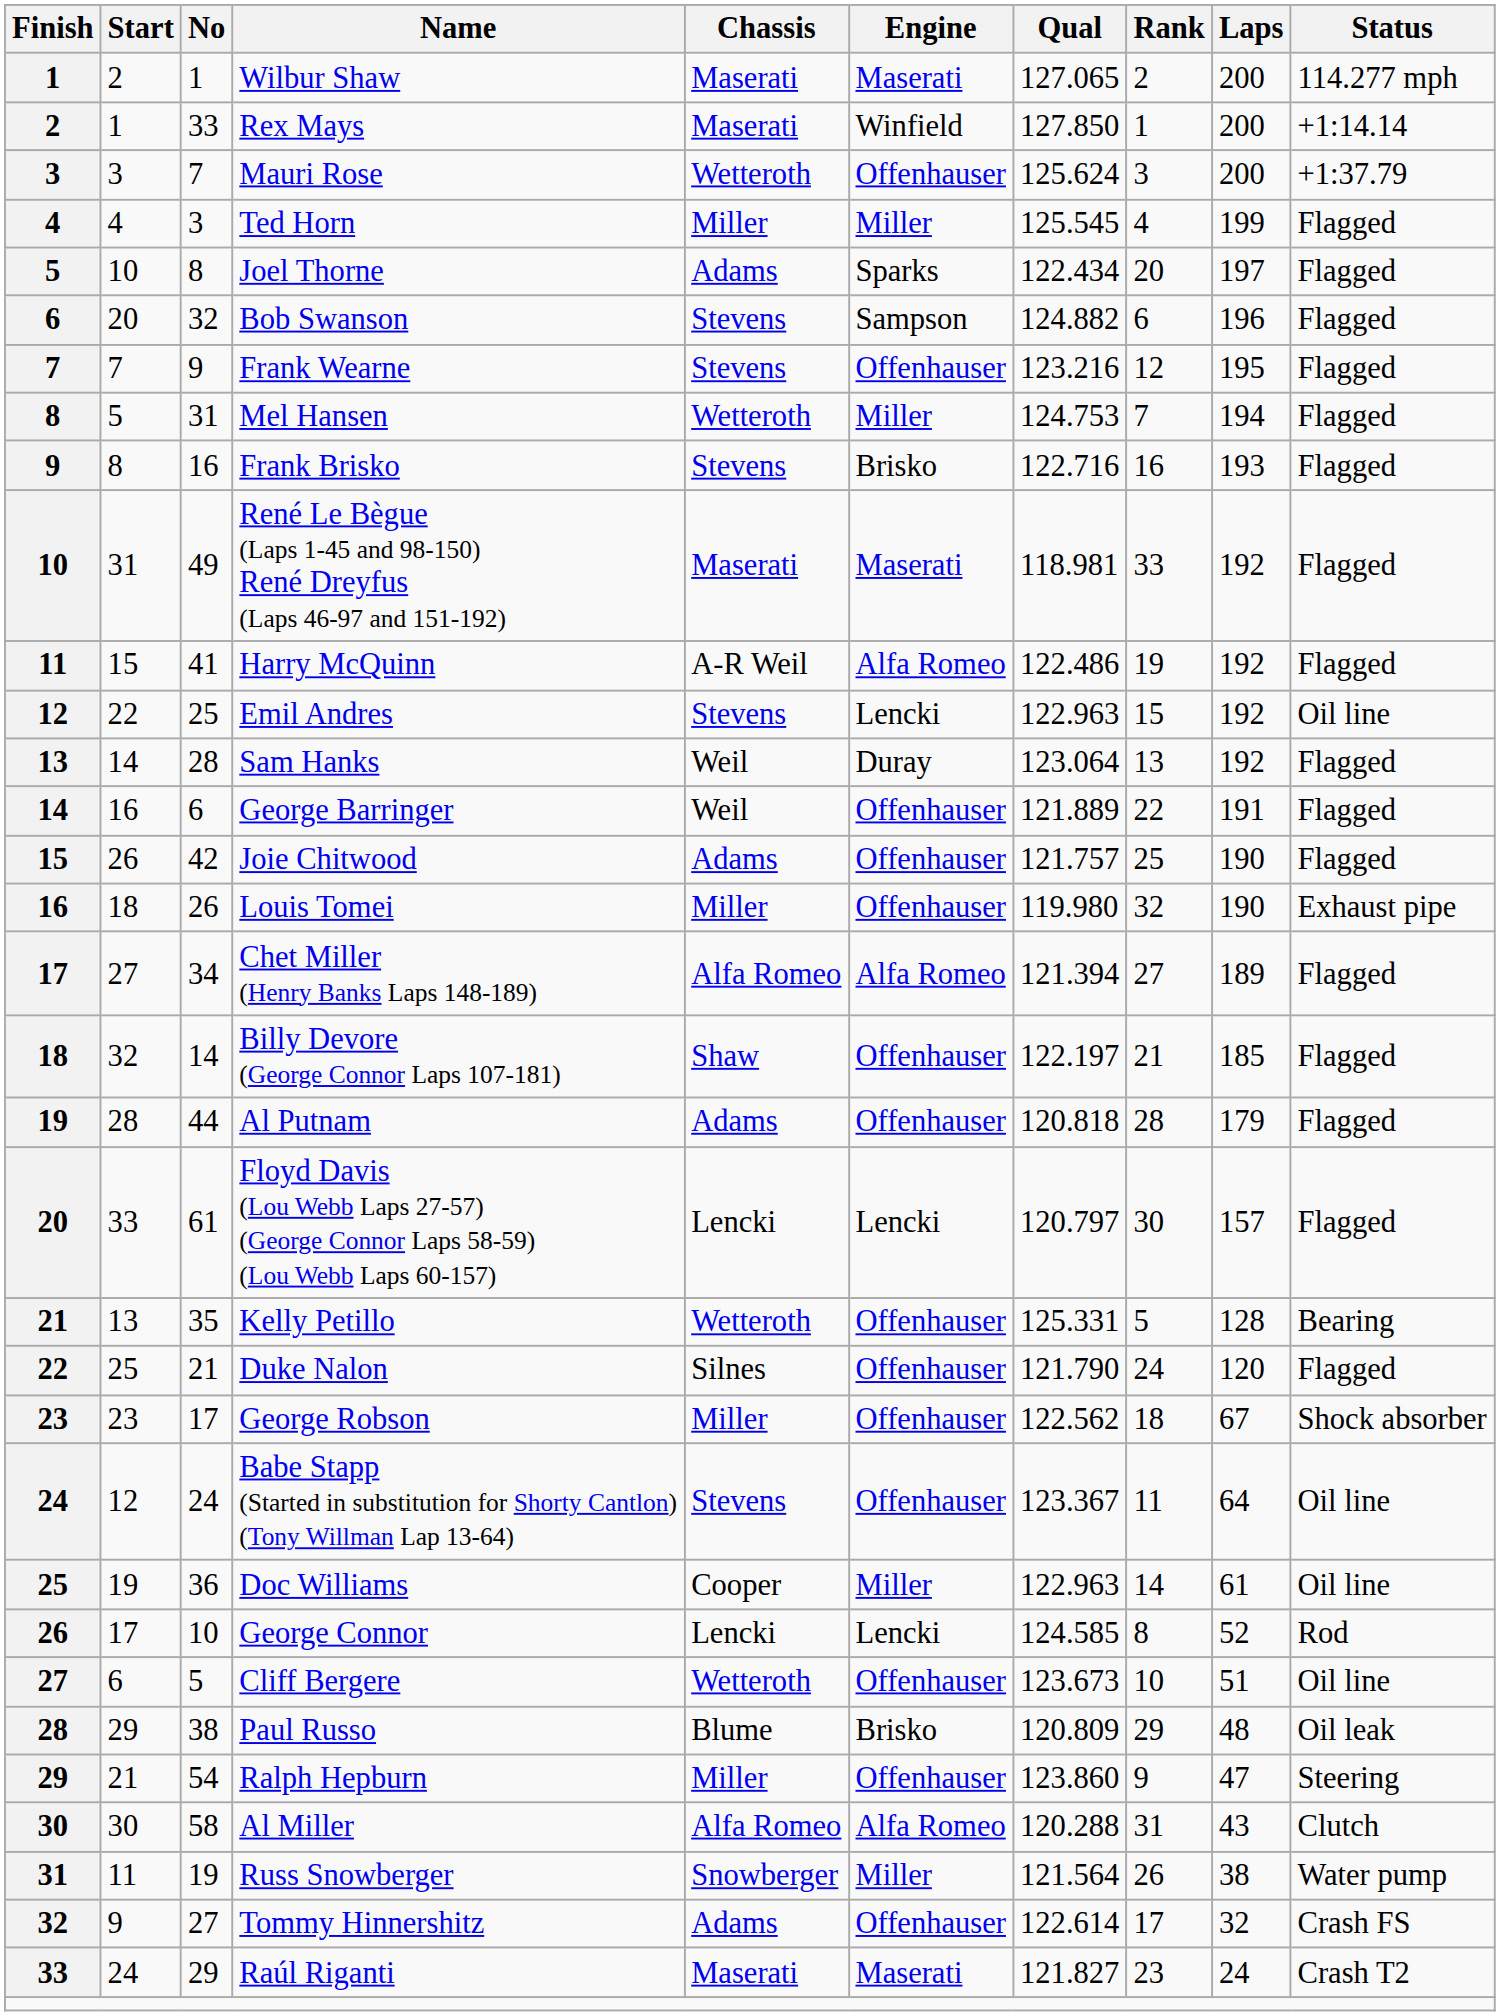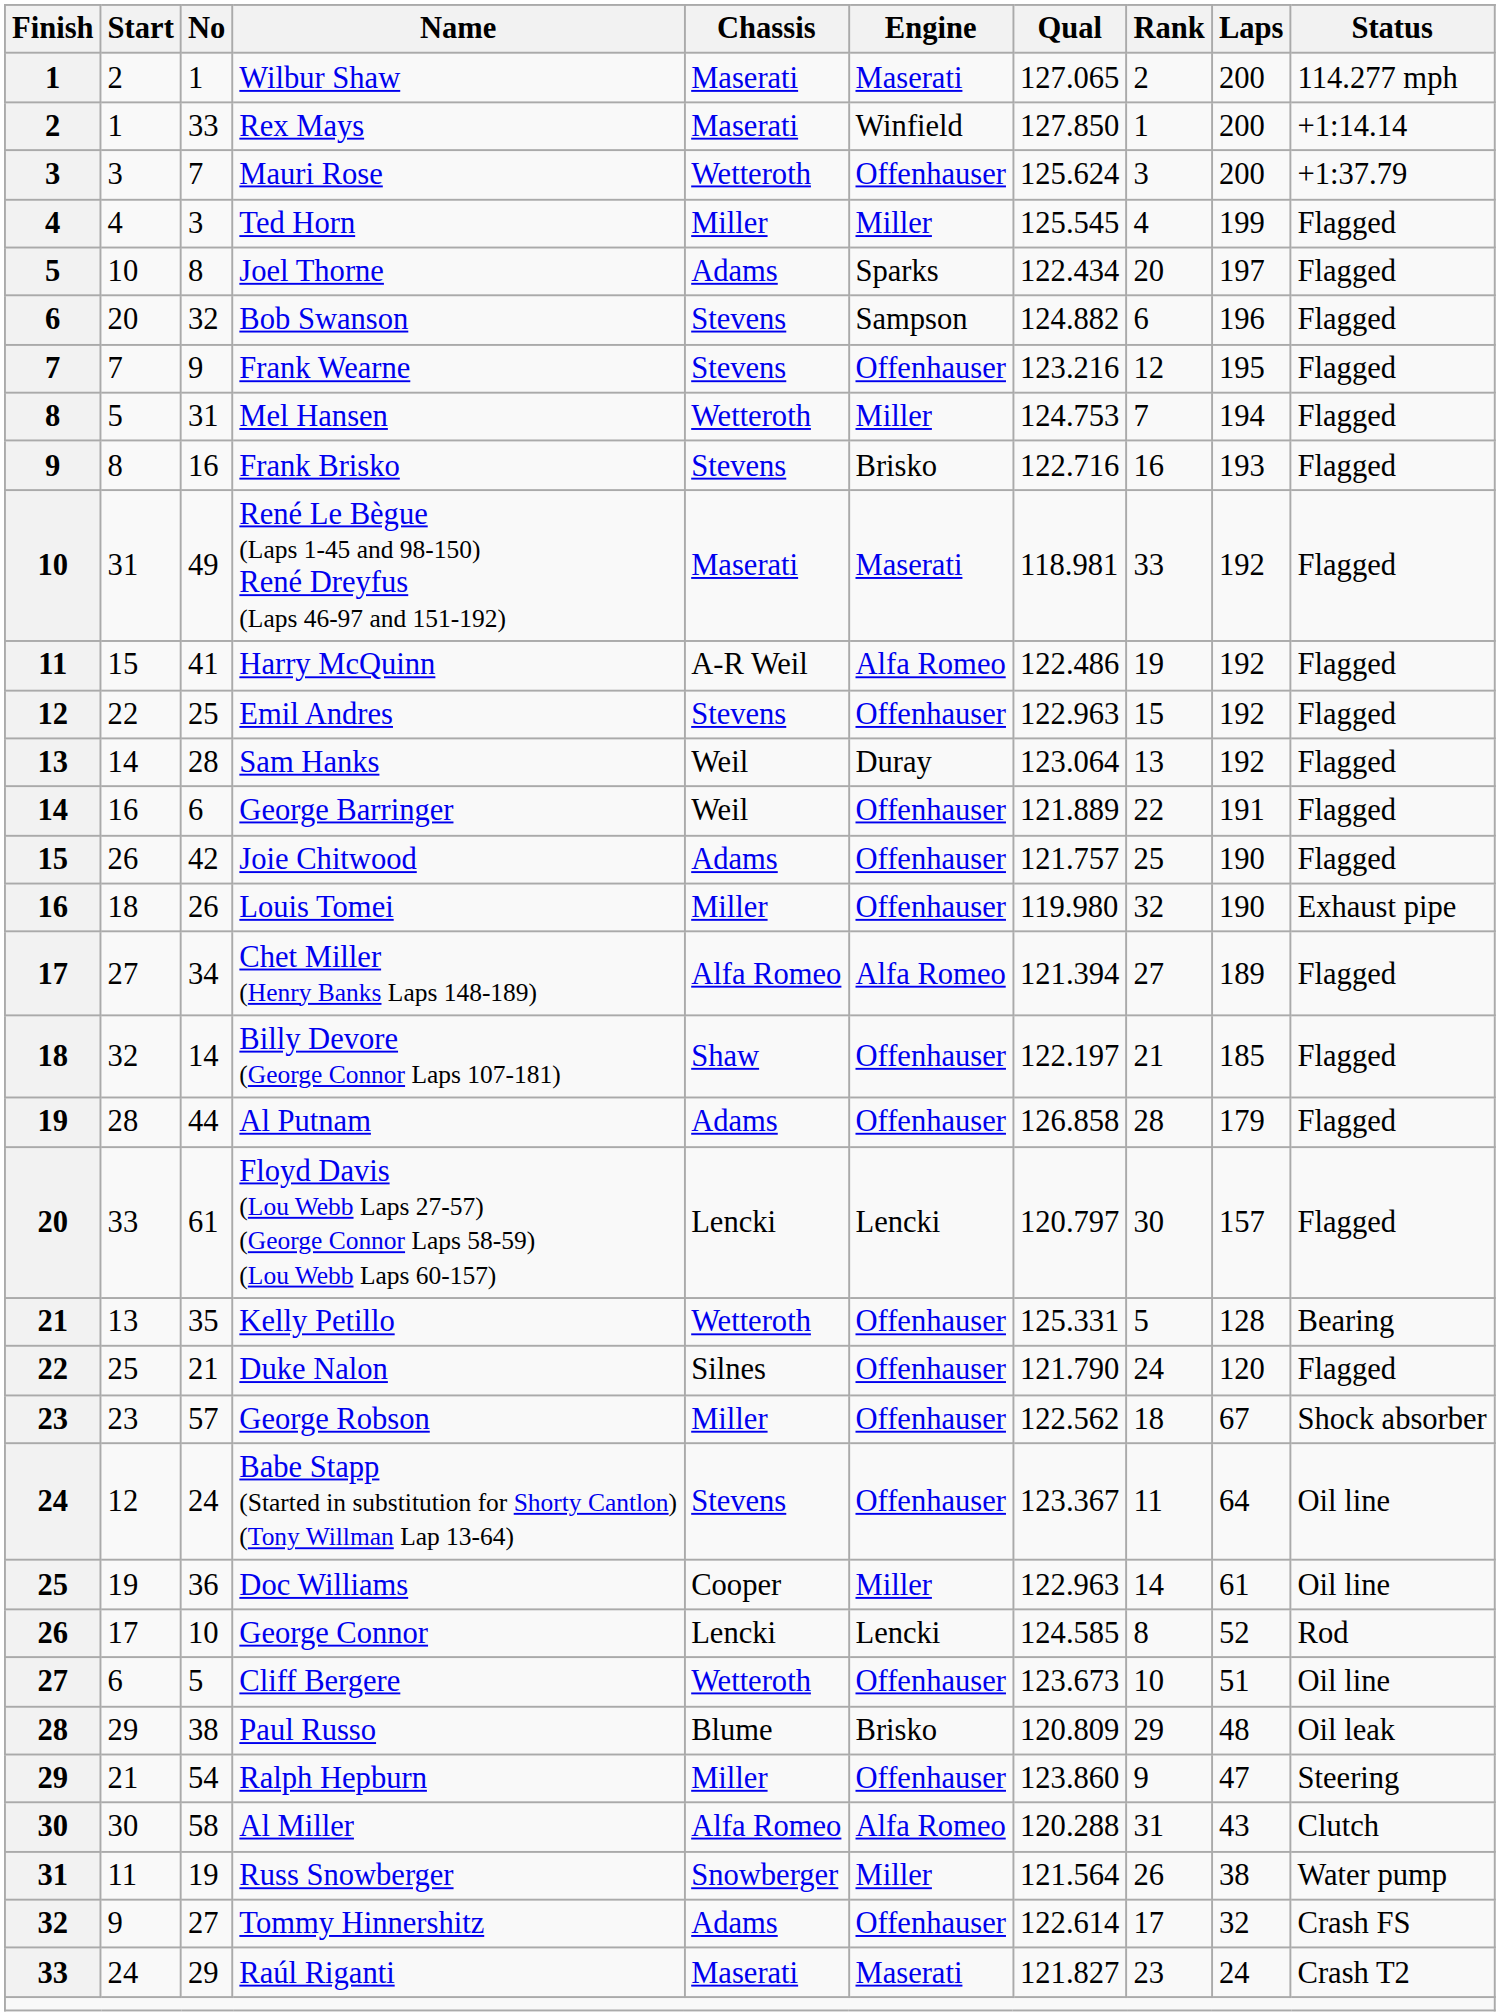(898, 713) Lencki -> (931, 713) Offenhauser
(1344, 713) Oil line -> (1347, 713) Flagged
(1070, 1121) 120.818 -> (1070, 1121) 126.858
(203, 1418) 17 -> (203, 1418) 57
